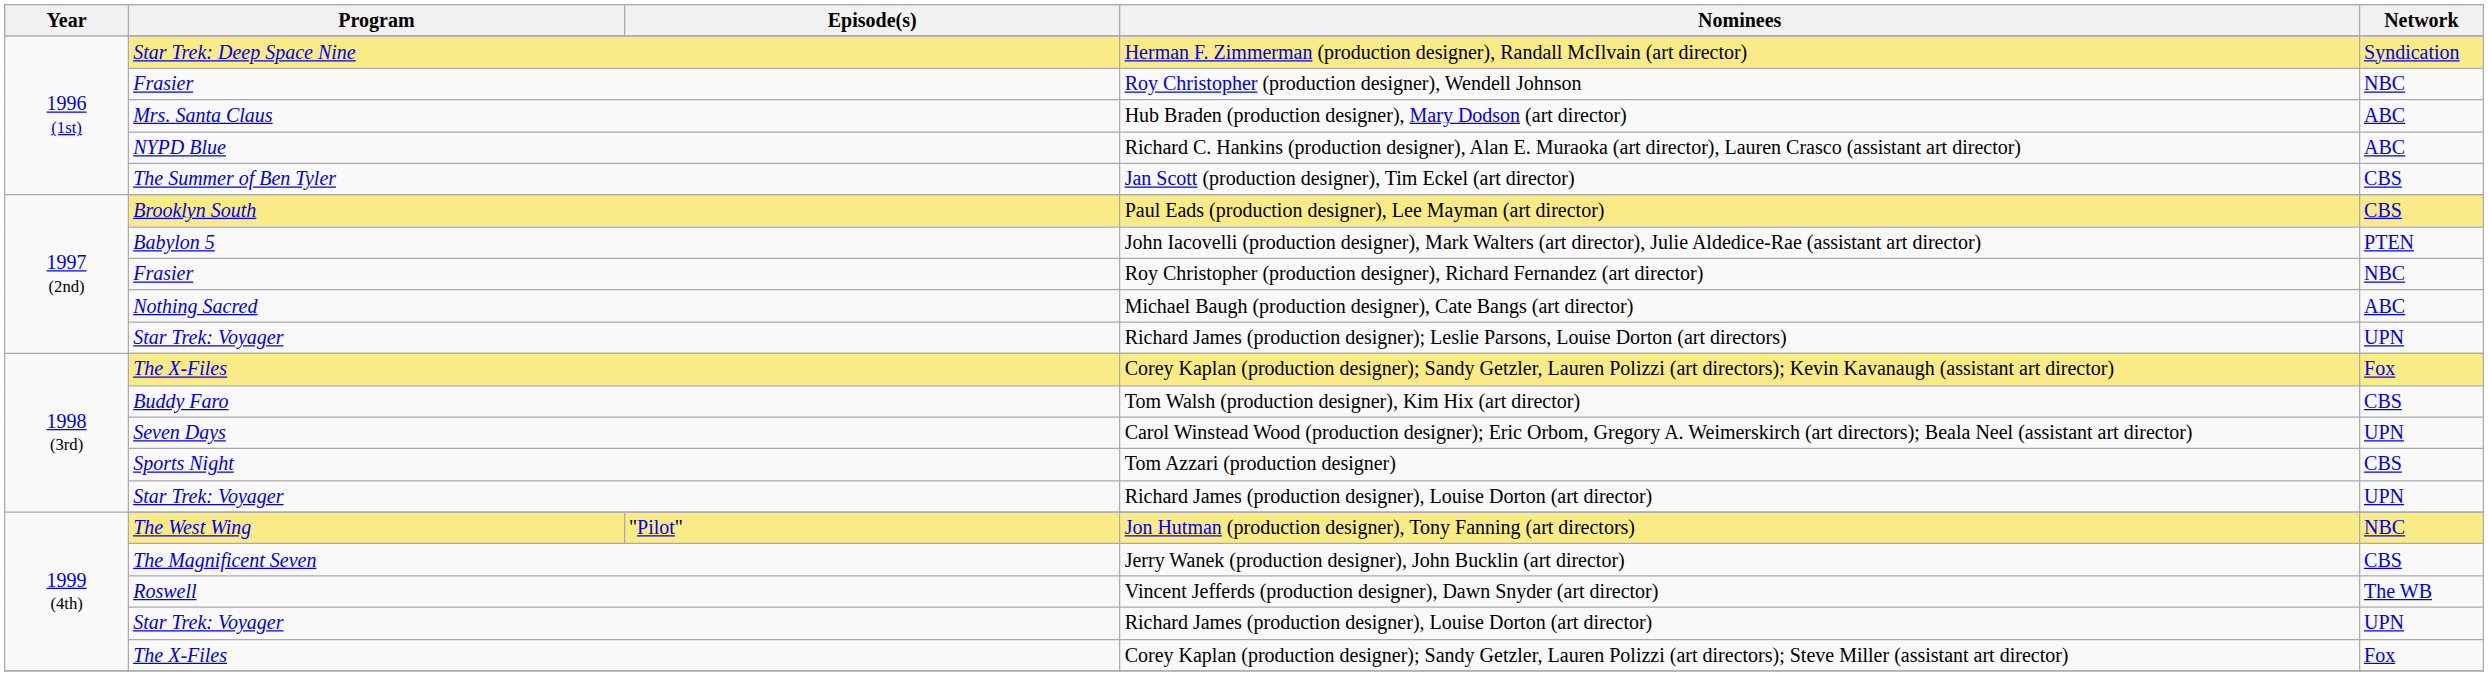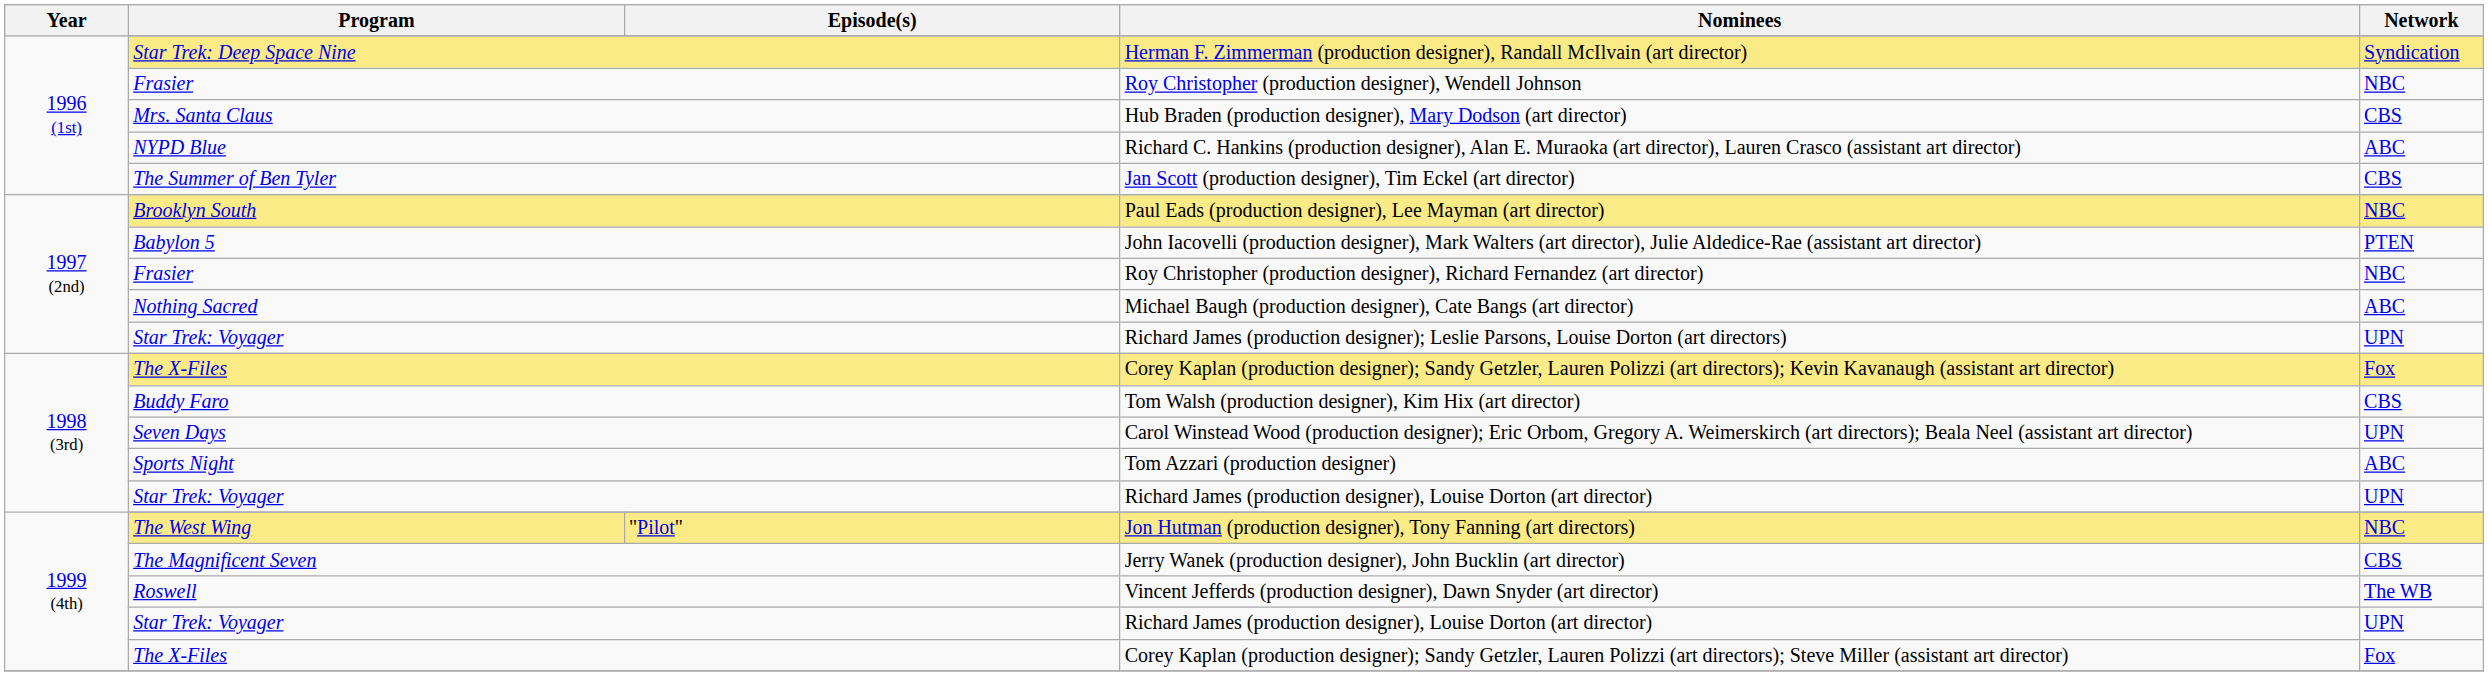(2385, 115) ABC -> (2383, 115) CBS
(2383, 210) CBS -> (2385, 210) NBC
(2383, 464) CBS -> (2385, 464) ABC
